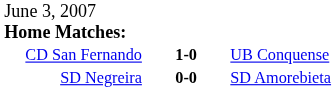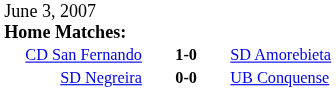(280, 55) UB Conquense -> (281, 55) SD Amorebieta
(281, 77) SD Amorebieta -> (280, 77) UB Conquense
